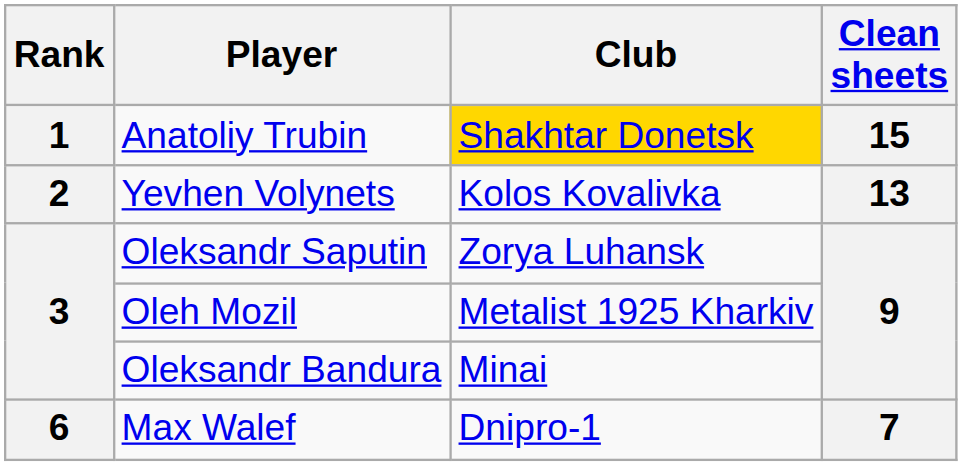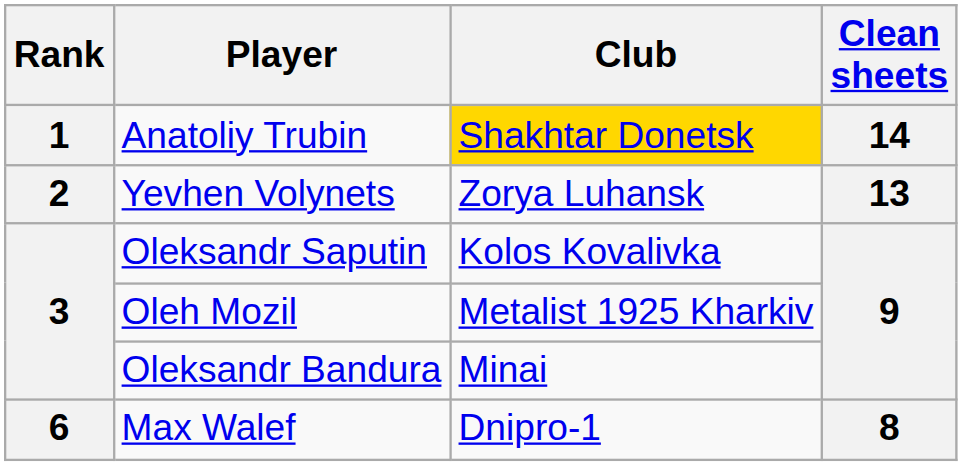(889, 134) 15 -> (889, 134) 14
(590, 193) Kolos Kovalivka -> (581, 193) Zorya Luhansk
(581, 252) Zorya Luhansk -> (590, 252) Kolos Kovalivka
(889, 428) 7 -> (889, 428) 8
